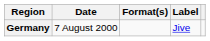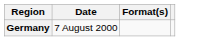- column: (185, 12)
